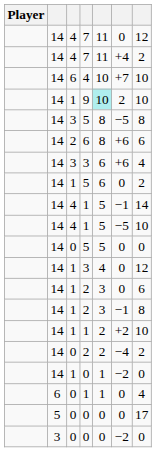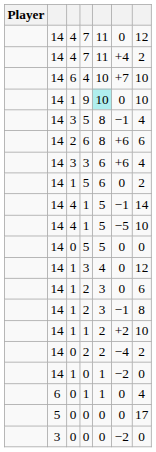(122, 99) 2 -> (122, 99) 0
(122, 120) −5 -> (122, 120) −1
(142, 120) 8 -> (142, 120) 4
